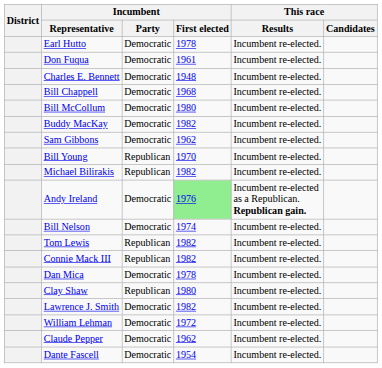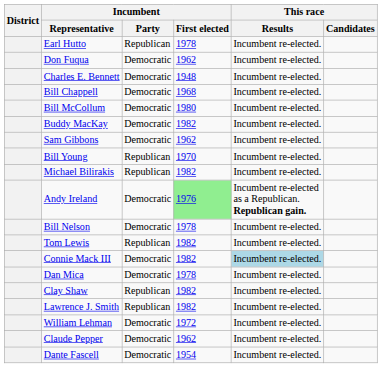(148, 44) Democratic -> (147, 44) Republican
(186, 60) 1961 -> (186, 60) 1962
(186, 227) 1974 -> (186, 227) 1978
(147, 258) Republican -> (148, 258) Democratic
(277, 258) no background -> (277, 258) lightblue background
(186, 290) 1980 -> (186, 290) 1982
(148, 306) Democratic -> (147, 306) Republican
